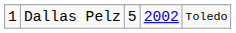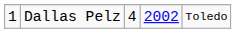(132, 17) 5 -> (132, 17) 4
